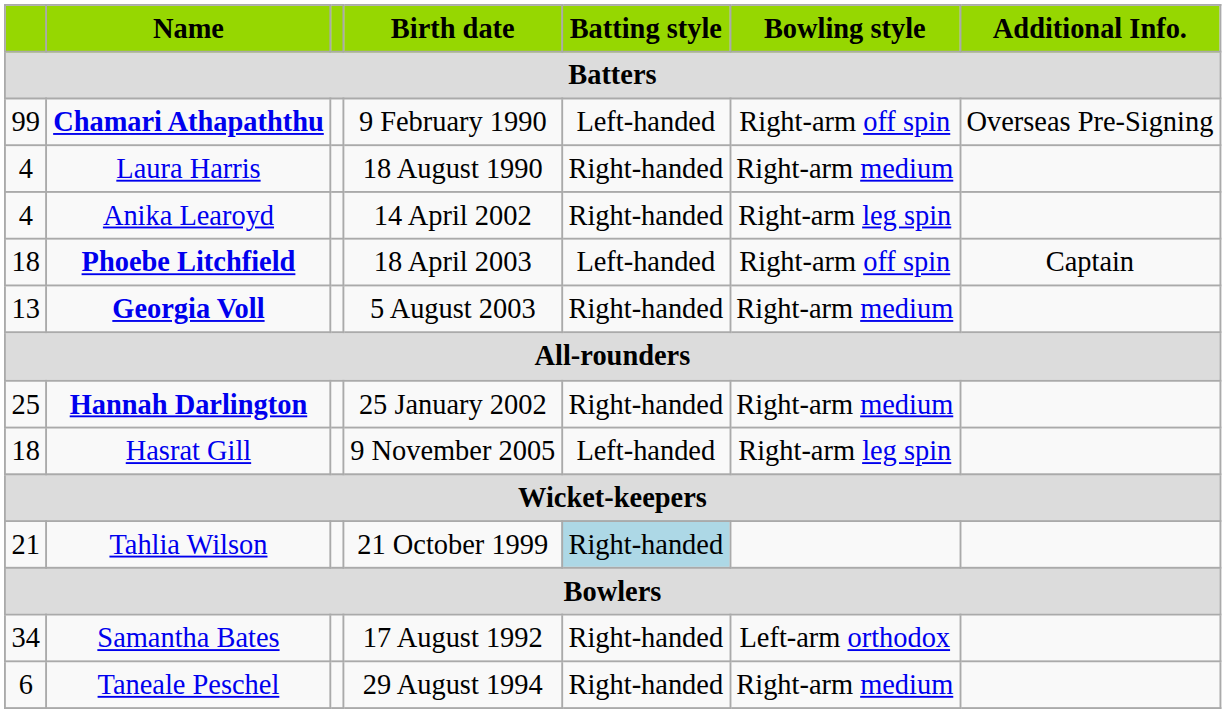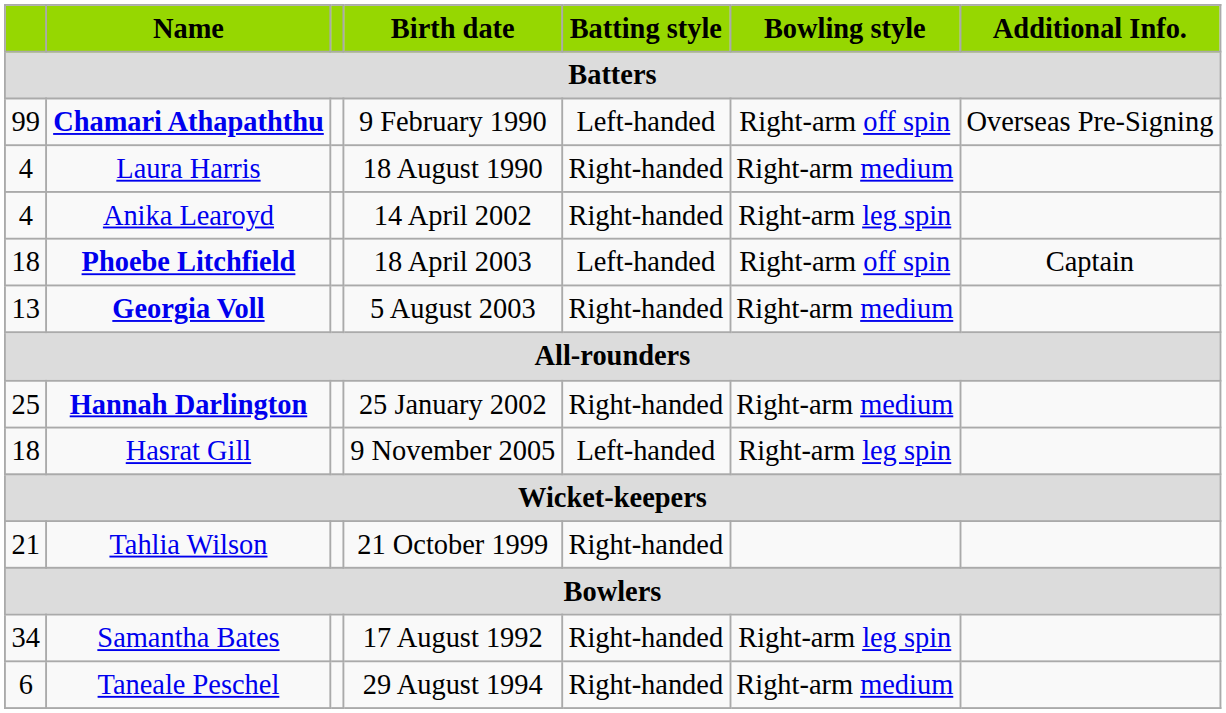(646, 543) lightblue background -> (646, 543) no background
(845, 637) Left-arm orthodox -> (845, 637) Right-arm leg spin
